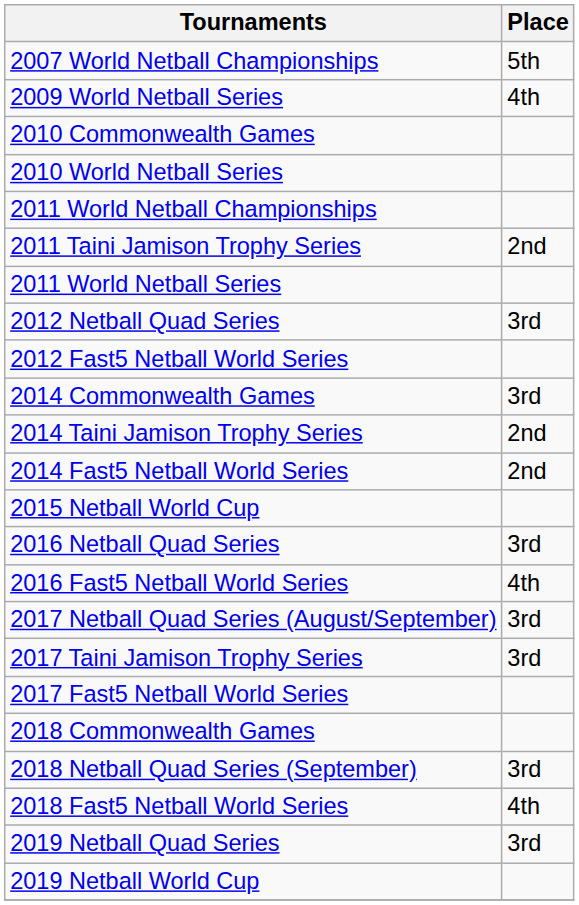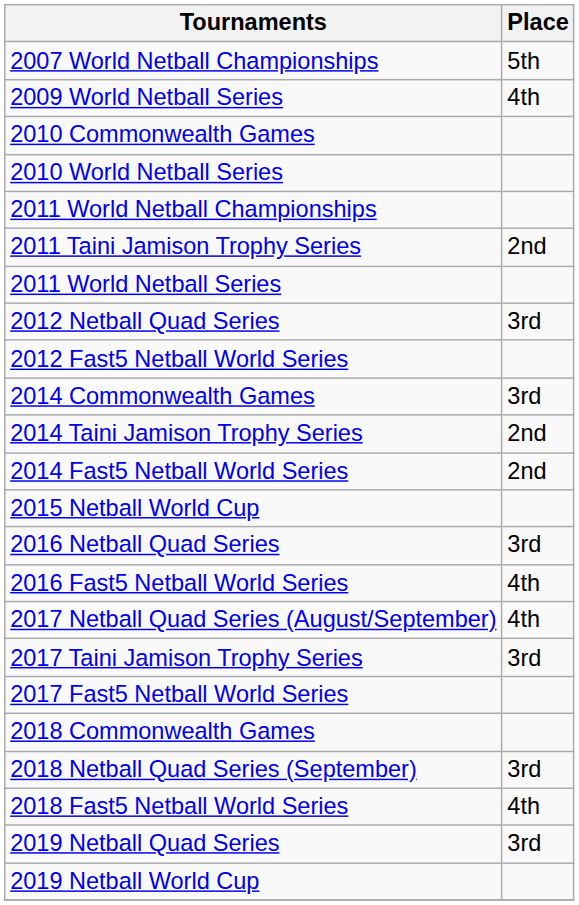(524, 619) 3rd -> (524, 619) 4th
